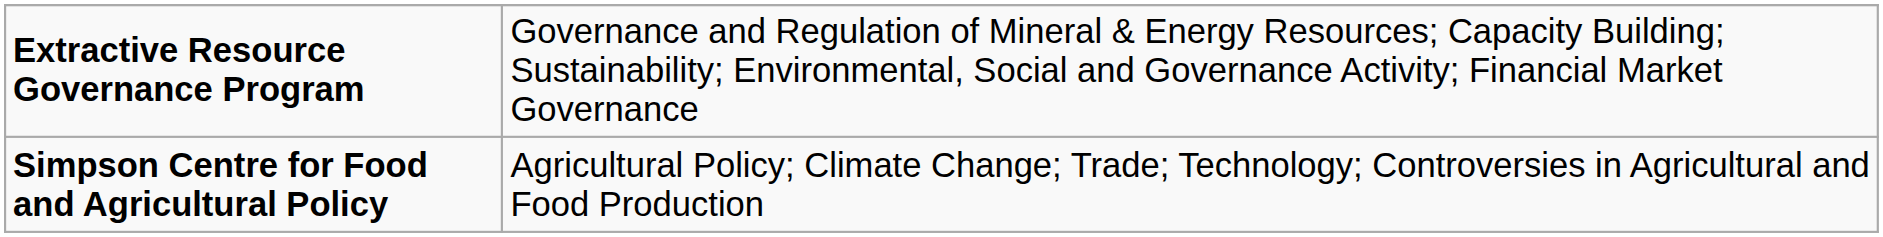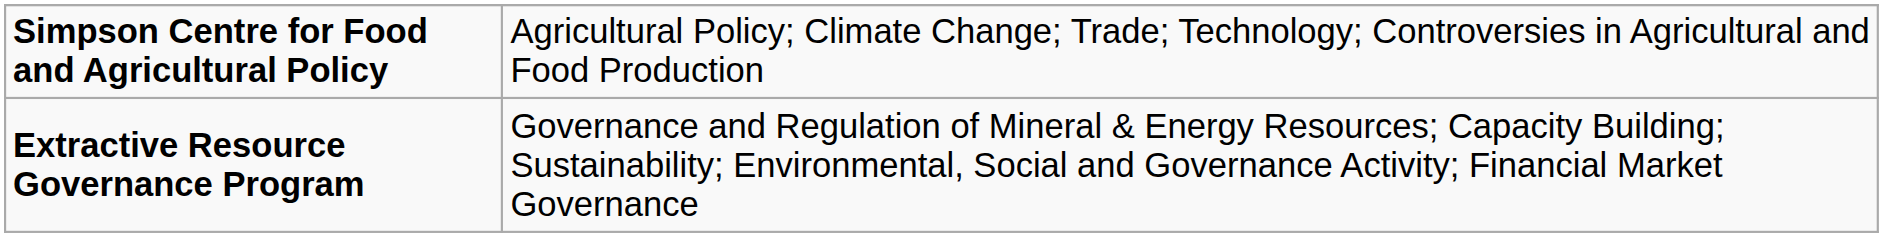rows swapped: (189, 70) <-> (220, 183)
